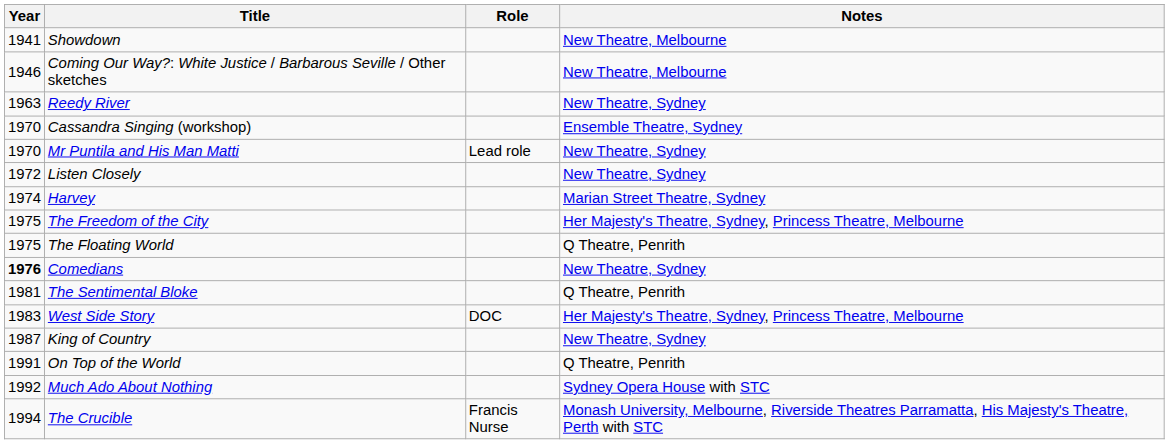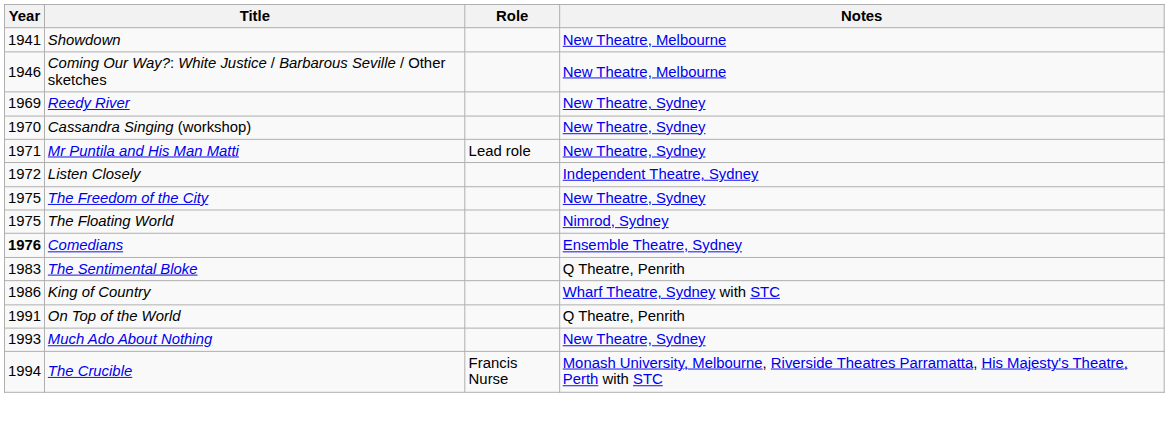(24, 103) 1963 -> (24, 103) 1969
(653, 127) Ensemble Theatre, Sydney -> (634, 127) New Theatre, Sydney
(24, 151) 1970 -> (24, 151) 1971
(634, 174) New Theatre, Sydney -> (661, 174) Independent Theatre, Sydney
- row: (71, 198)
(763, 221) Her Majesty's Theatre, Sydney, Princess Theatre, Melbourne -> (634, 198) New Theatre, Sydney
(624, 245) Q Theatre, Penrith -> (616, 221) Nimrod, Sydney
(634, 269) New Theatre, Sydney -> (652, 245) Ensemble Theatre, Sydney
(24, 292) 1981 -> (24, 269) 1983
- row: (101, 316)
(24, 339) 1987 -> (24, 292) 1986
(634, 339) New Theatre, Sydney -> (671, 292) Wharf Theatre, Sydney with STC
(24, 387) 1992 -> (24, 339) 1993
(666, 387) Sydney Opera House with STC -> (634, 339) New Theatre, Sydney
